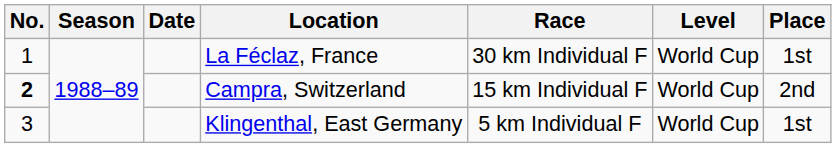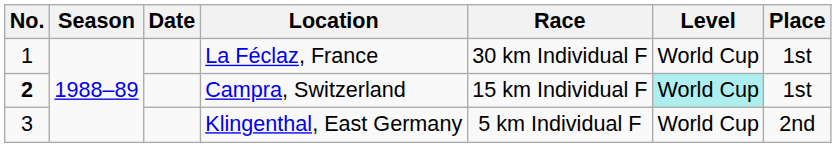(708, 90) no background -> (708, 90) paleturquoise background
(797, 90) 2nd -> (797, 90) 1st
(797, 124) 1st -> (797, 124) 2nd
